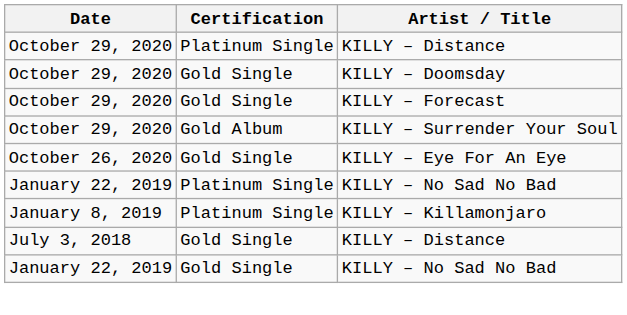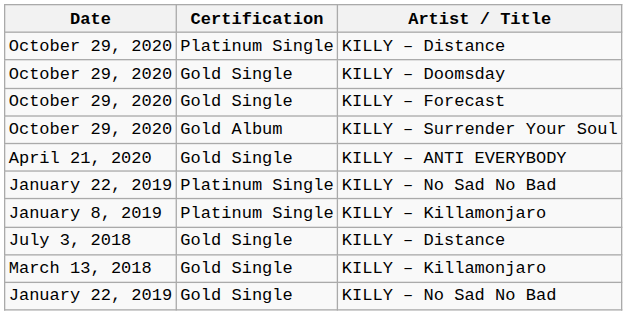- row: (237, 157)
+ row: (237, 157)
+ row: (237, 268)
